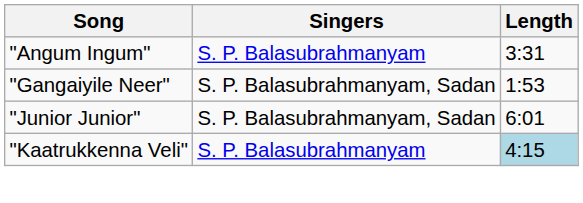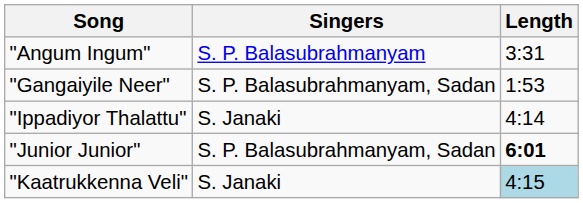+ row: (98, 118)
(525, 118) normal -> (526, 150) bold
(311, 150) S. P. Balasubrahmanyam -> (239, 182) S. Janaki
